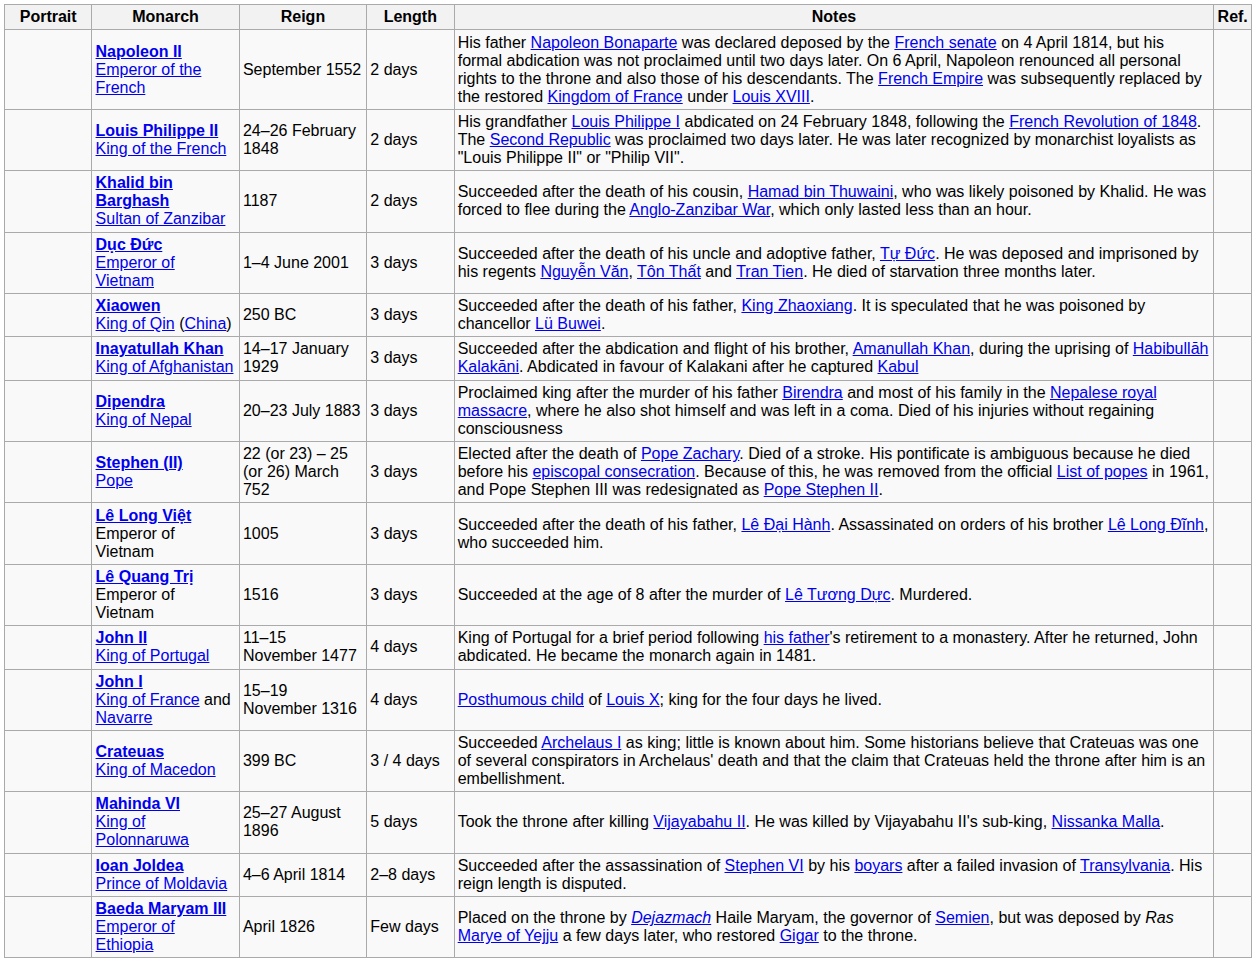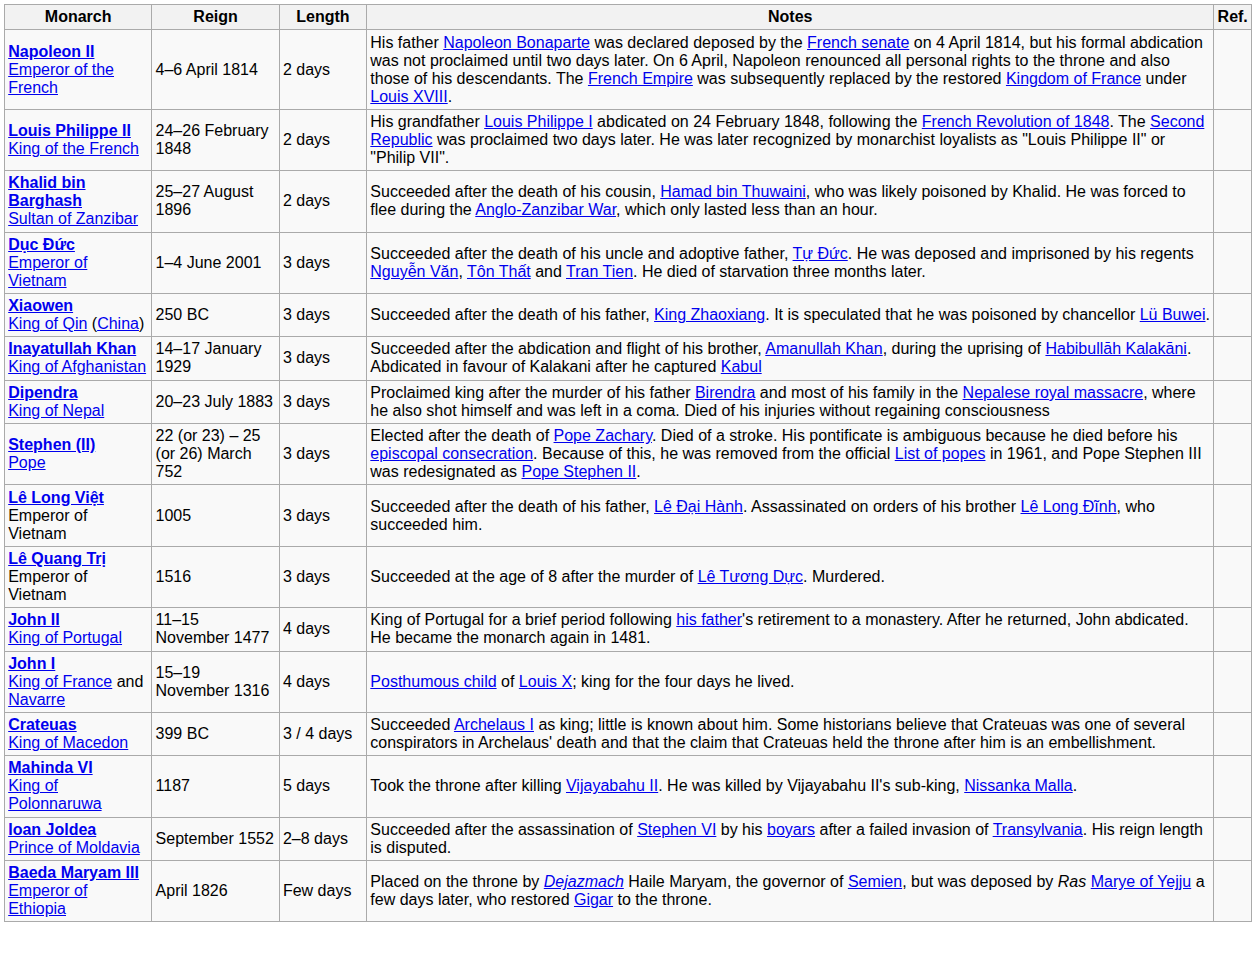- column: (48, 17)
(302, 69) September 1552 -> (207, 69) 4–6 April 1814
(260, 201) 1187 -> (204, 201) 25–27 August 1896
(292, 822) 25–27 August 1896 -> (173, 786) 1187
(294, 874) 4–6 April 1814 -> (215, 838) September 1552
